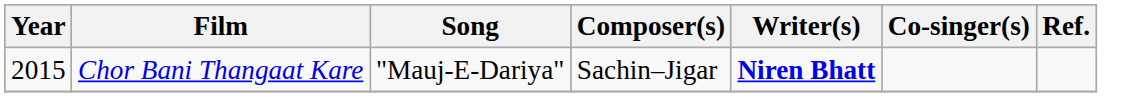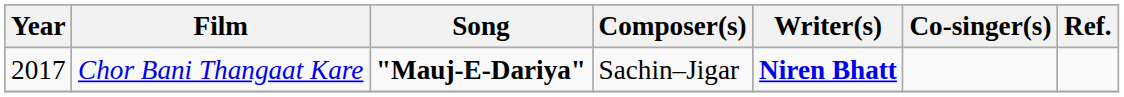(38, 69) 2015 -> (38, 69) 2017
(470, 69) normal -> (481, 69) bold
